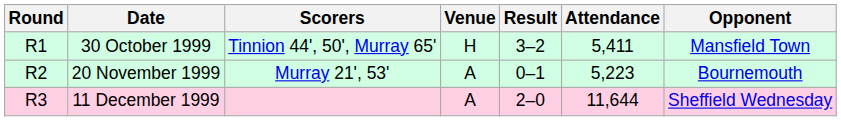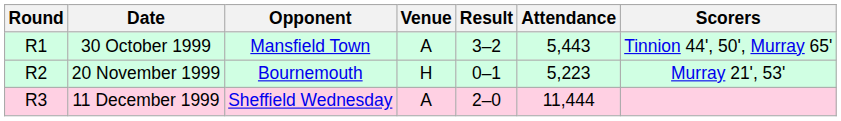columns swapped: (750, 18) <-> (332, 18)
(470, 45) H -> (426, 45) A
(613, 45) 5,411 -> (569, 45) 5,443
(470, 73) A -> (426, 73) H
(613, 101) 11,644 -> (569, 101) 11,444
